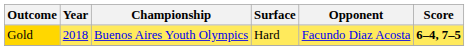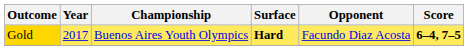(75, 34) 2018 -> (75, 34) 2017
(267, 34) normal -> (269, 34) bold
